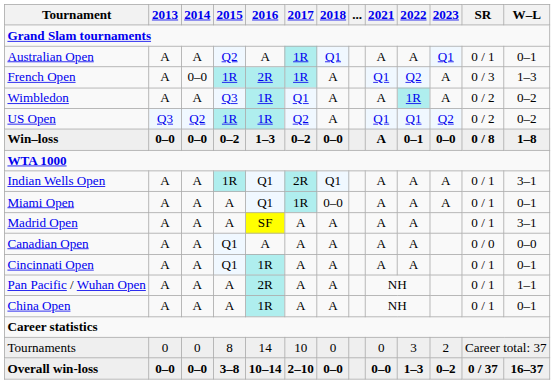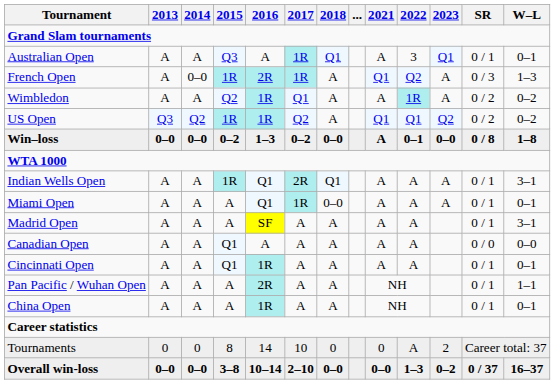(230, 56) Q2 -> (230, 56) Q3
(413, 56) A -> (413, 56) 3
(230, 98) Q3 -> (230, 98) Q2
(413, 347) 3 -> (413, 347) A
